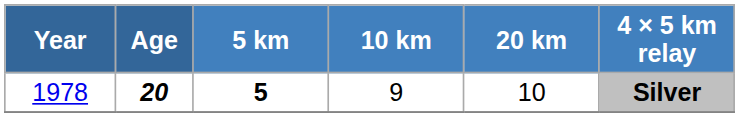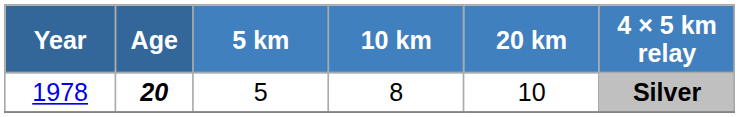(261, 93) bold -> (261, 93) normal
(396, 93) 9 -> (396, 93) 8
